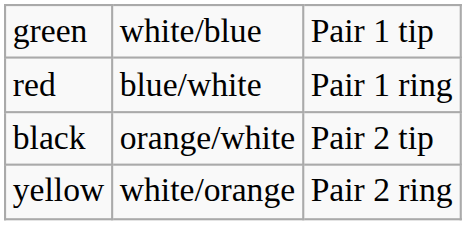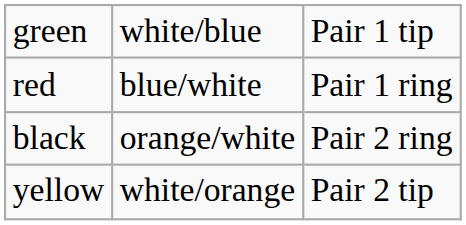(372, 137) Pair 2 tip -> (382, 137) Pair 2 ring
(382, 191) Pair 2 ring -> (372, 191) Pair 2 tip
